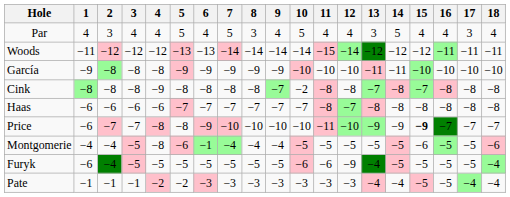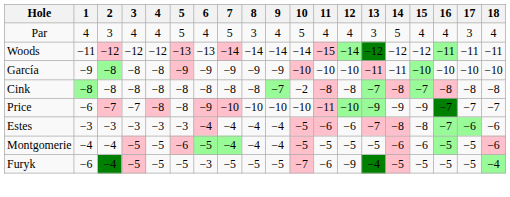(158, 88) −9 -> (158, 88) −8
- row: (19, 107)
(422, 126) bold -> (422, 107) normal
+ row: (20, 126)
(158, 145) −8 -> (158, 145) −5
(206, 145) −1 -> (206, 145) −5
(398, 145) −5 -> (398, 145) −6
(206, 164) −5 -> (206, 164) −3
(302, 164) −6 -> (302, 164) −7
- row: (17, 182)
